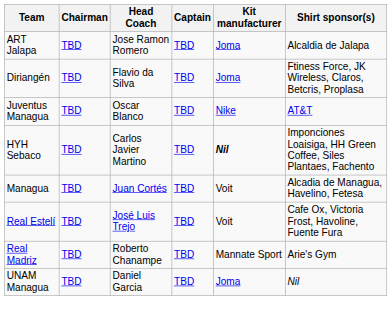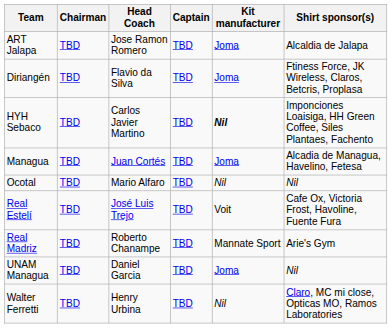- row: (28, 111)
(224, 188) Voit -> (227, 161) Joma
+ row: (21, 183)
+ row: (23, 303)
